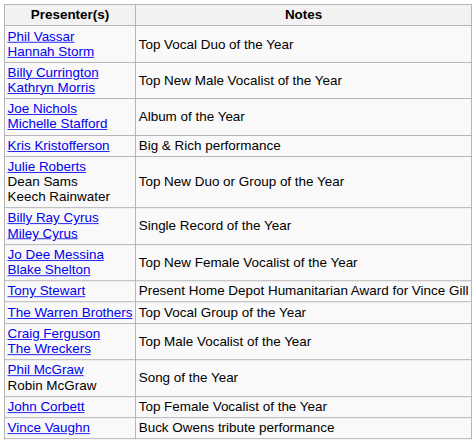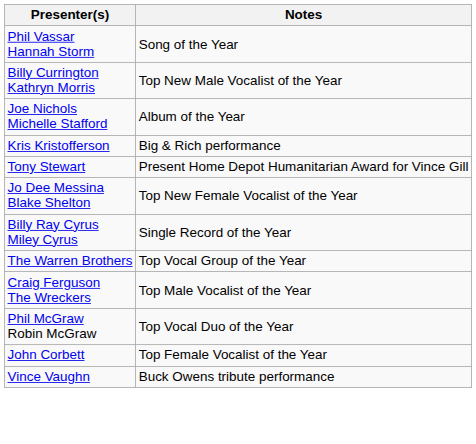(216, 44) Top Vocal Duo of the Year -> (188, 44) Song of the Year
- row: (59, 182)
rows swapped: (53, 226) <-> (46, 291)
(188, 378) Song of the Year -> (216, 326) Top Vocal Duo of the Year
